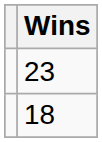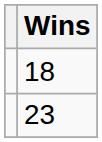rows swapped: (40, 70) <-> (40, 114)
